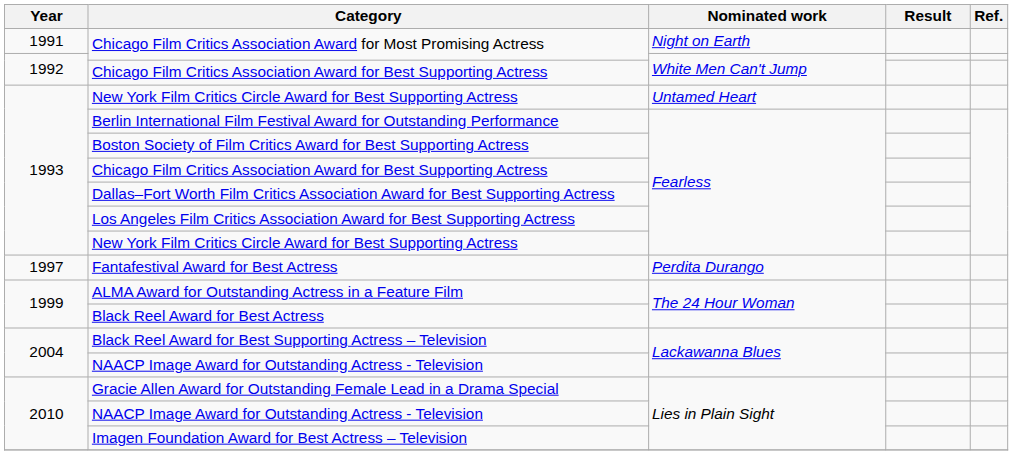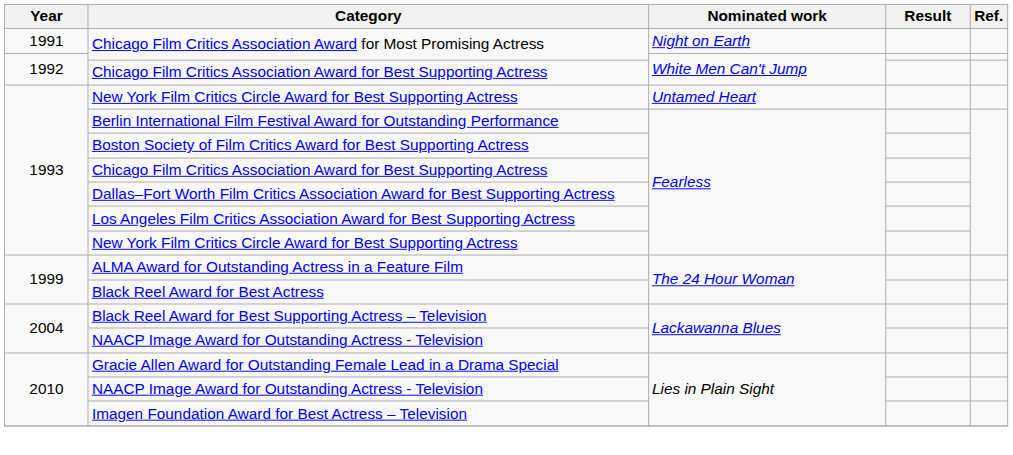- row: (215, 267)
